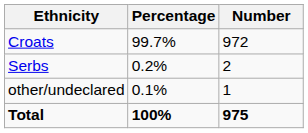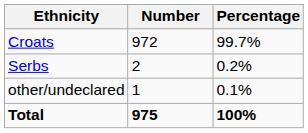columns swapped: (261, 16) <-> (174, 16)
